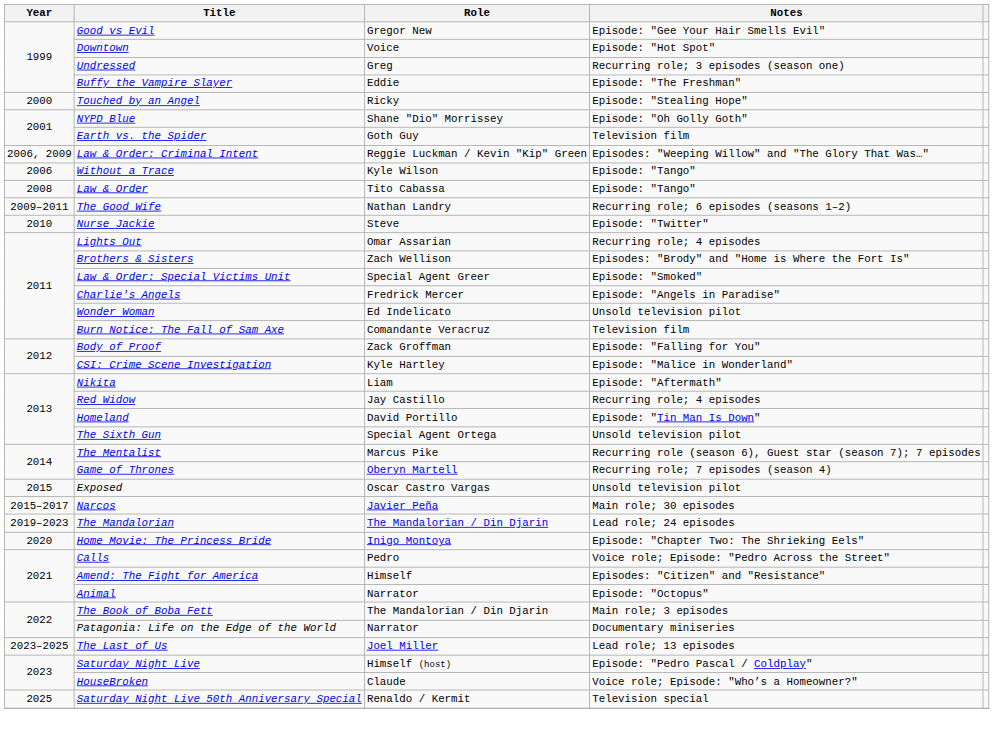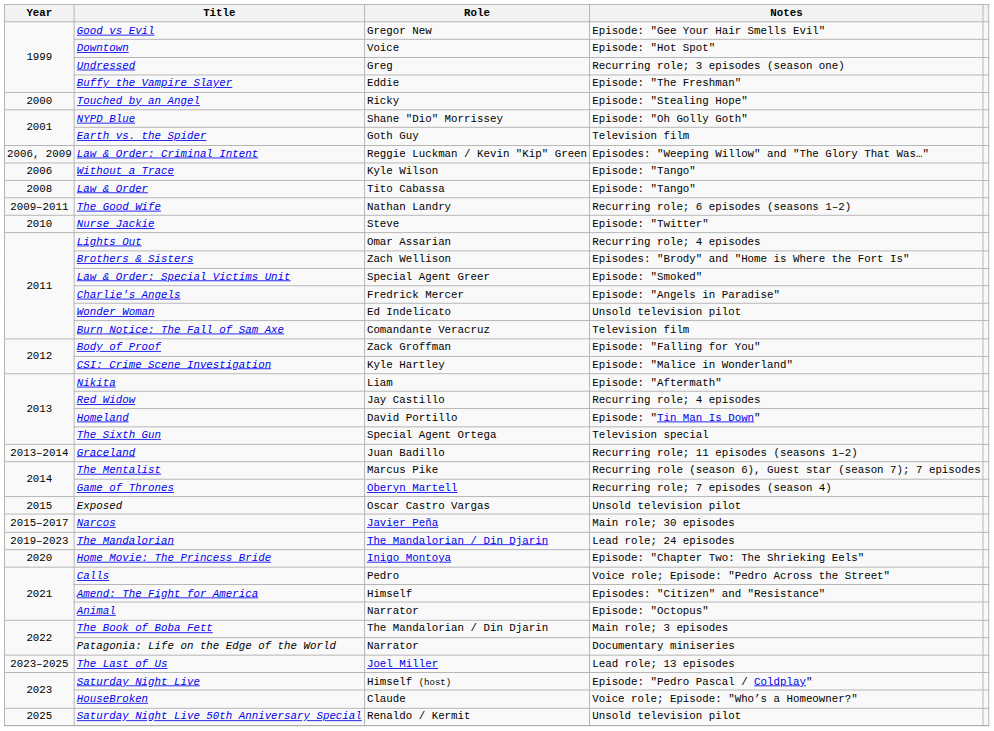(667, 435) Unsold television pilot -> (650, 435) Television special
+ row: (106, 453)
(650, 699) Television special -> (667, 717) Unsold television pilot
